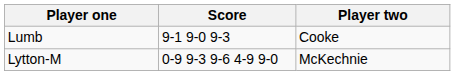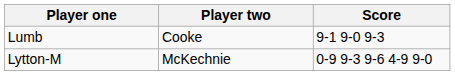columns swapped: (373, 15) <-> (227, 15)
